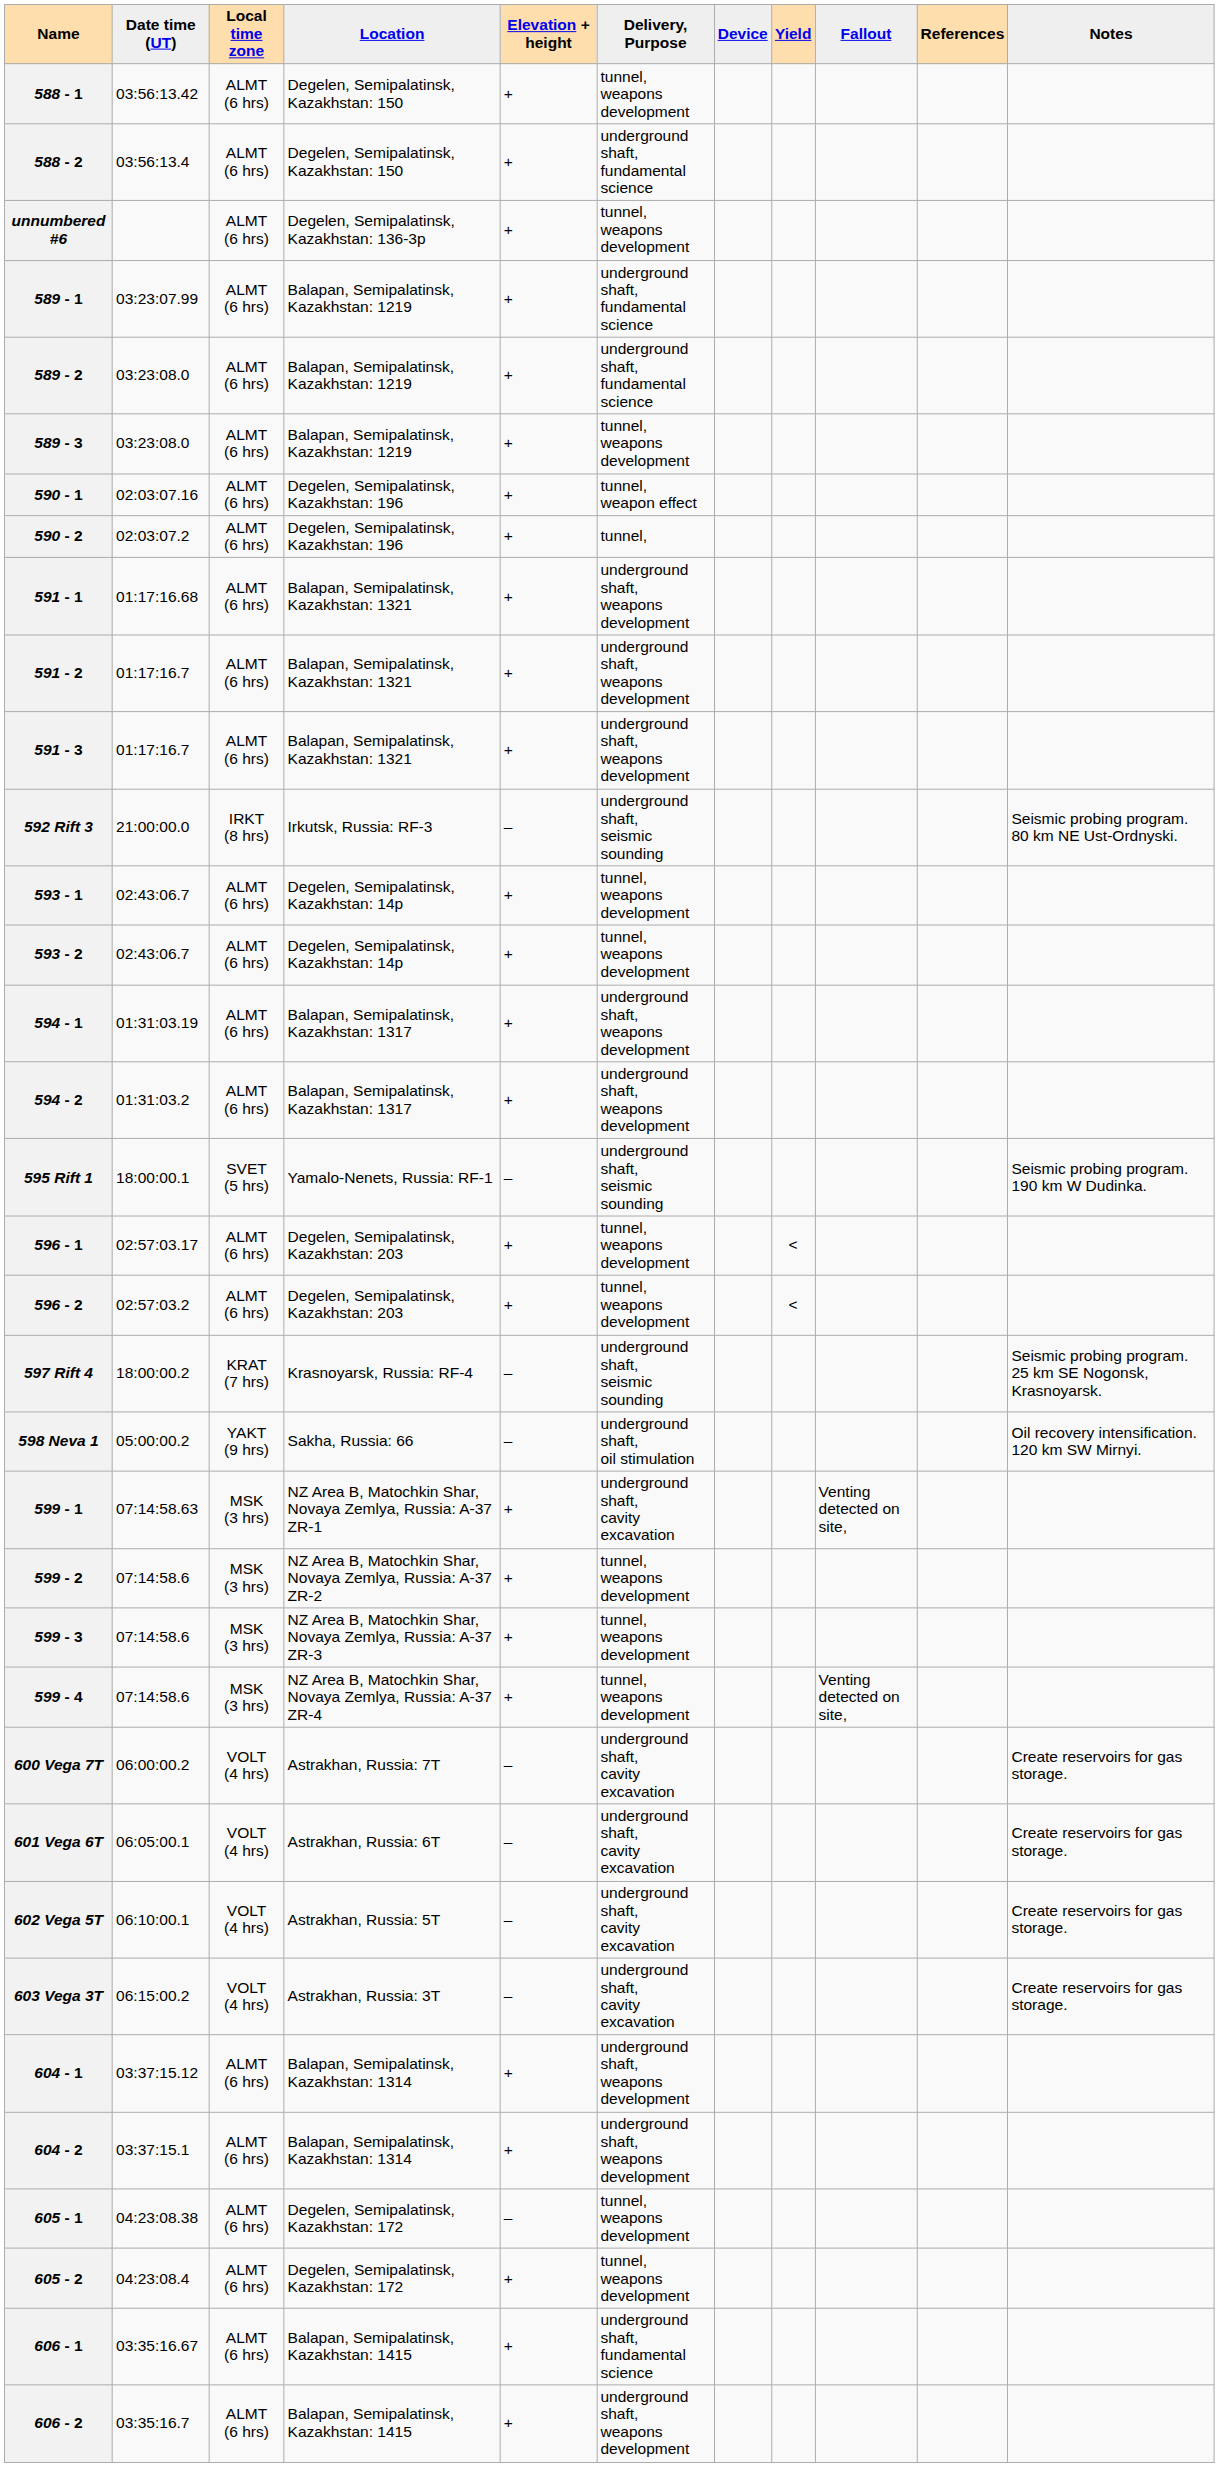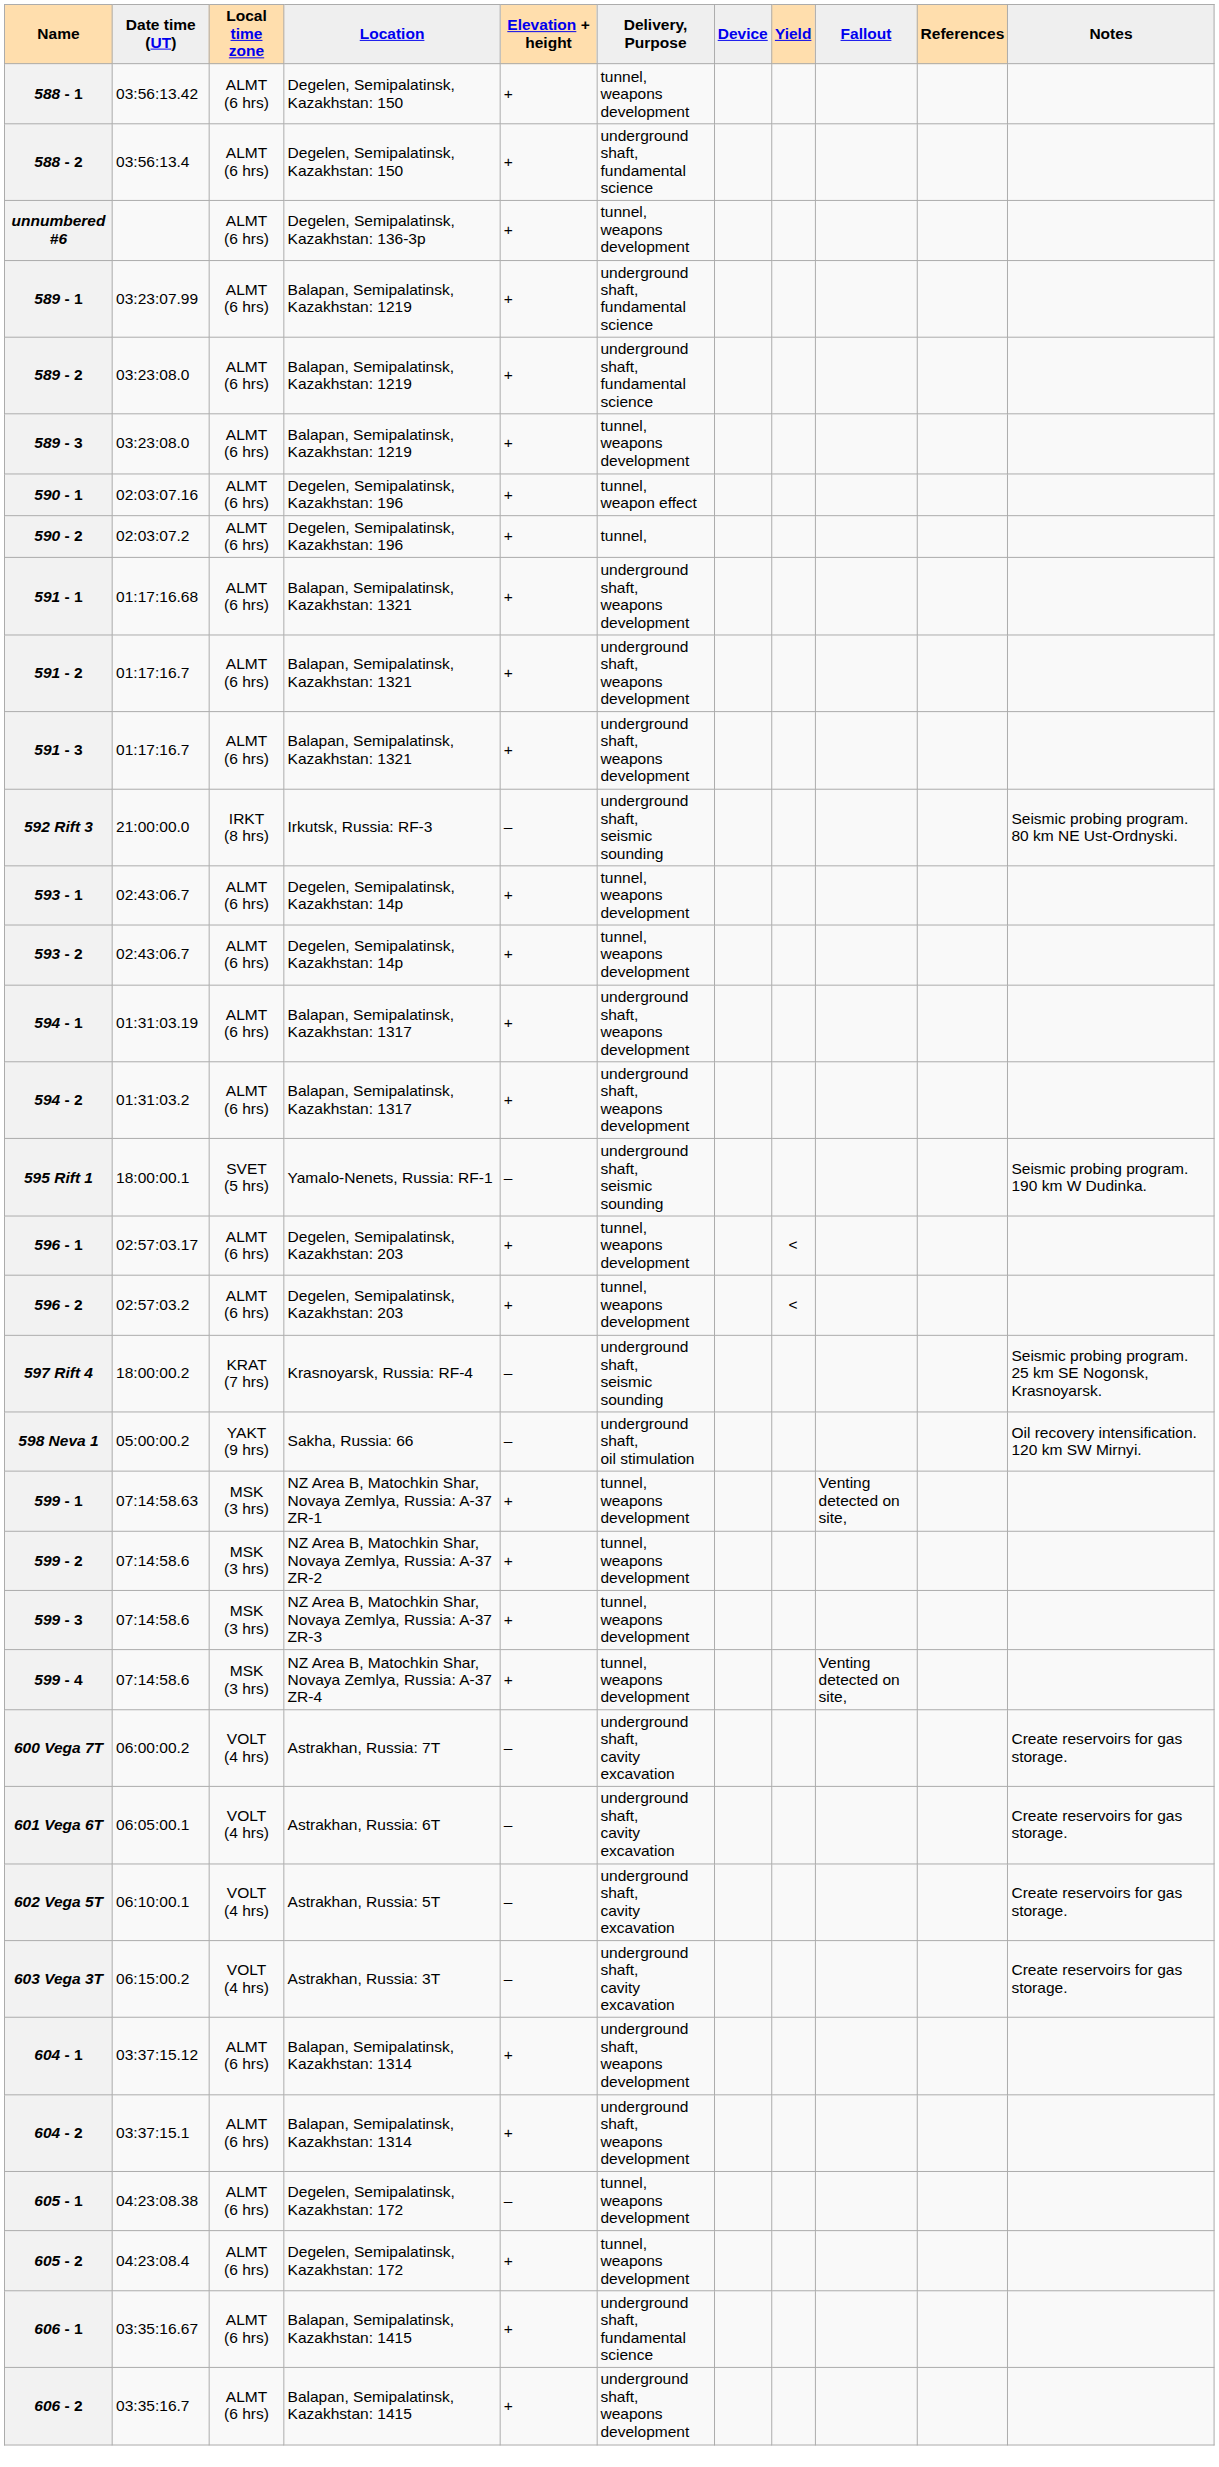(644, 1509) underground shaft, cavity excavation -> (645, 1501) tunnel, weapons development
